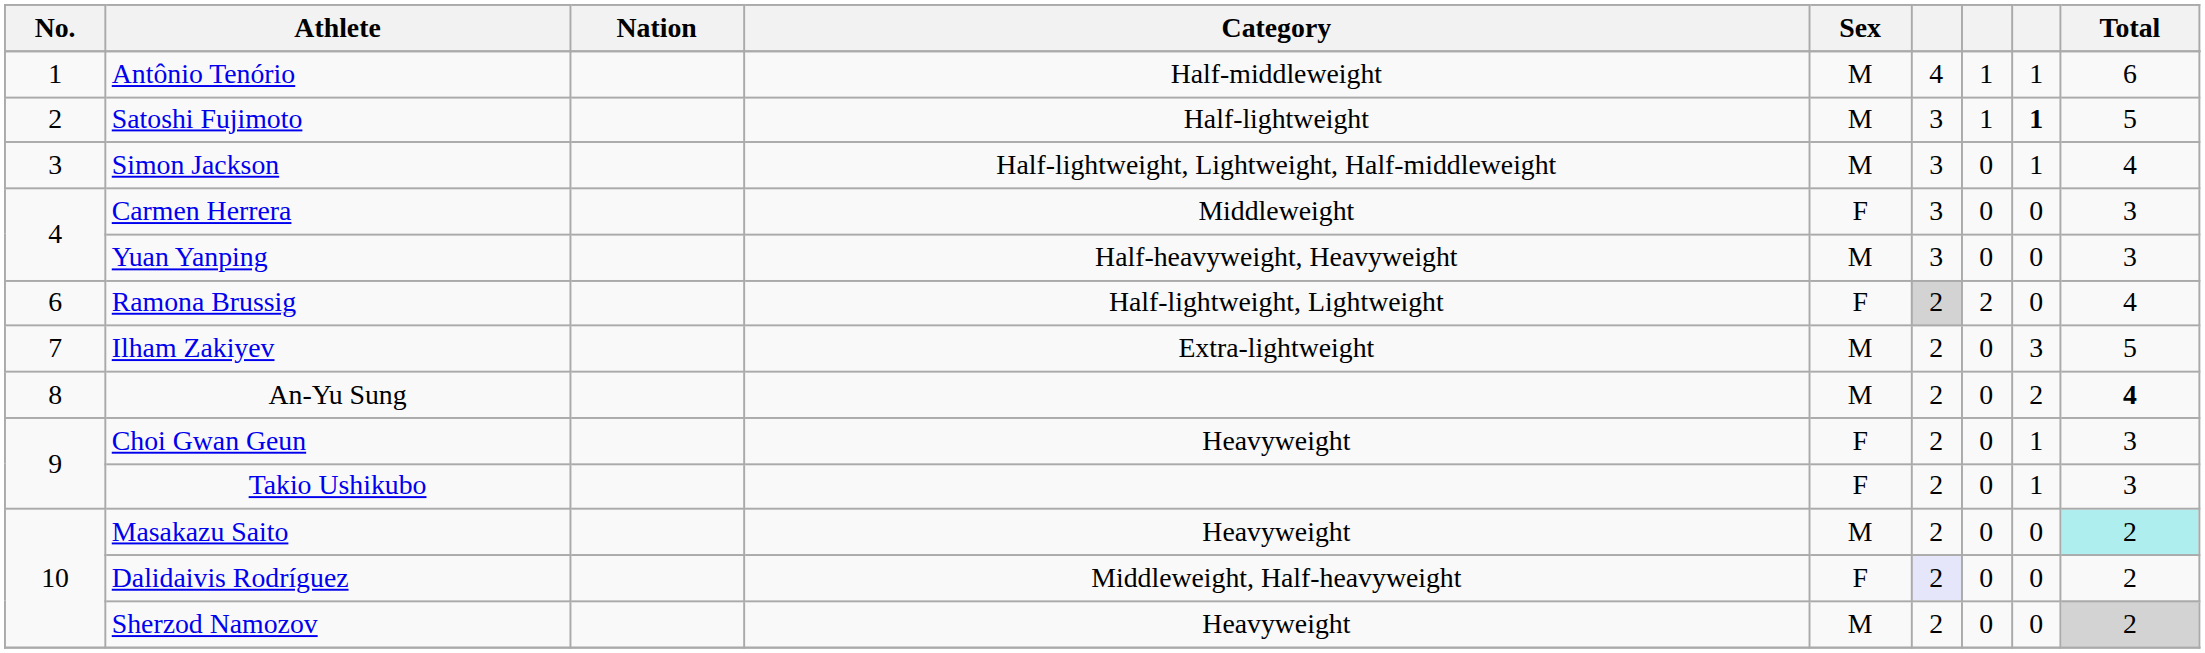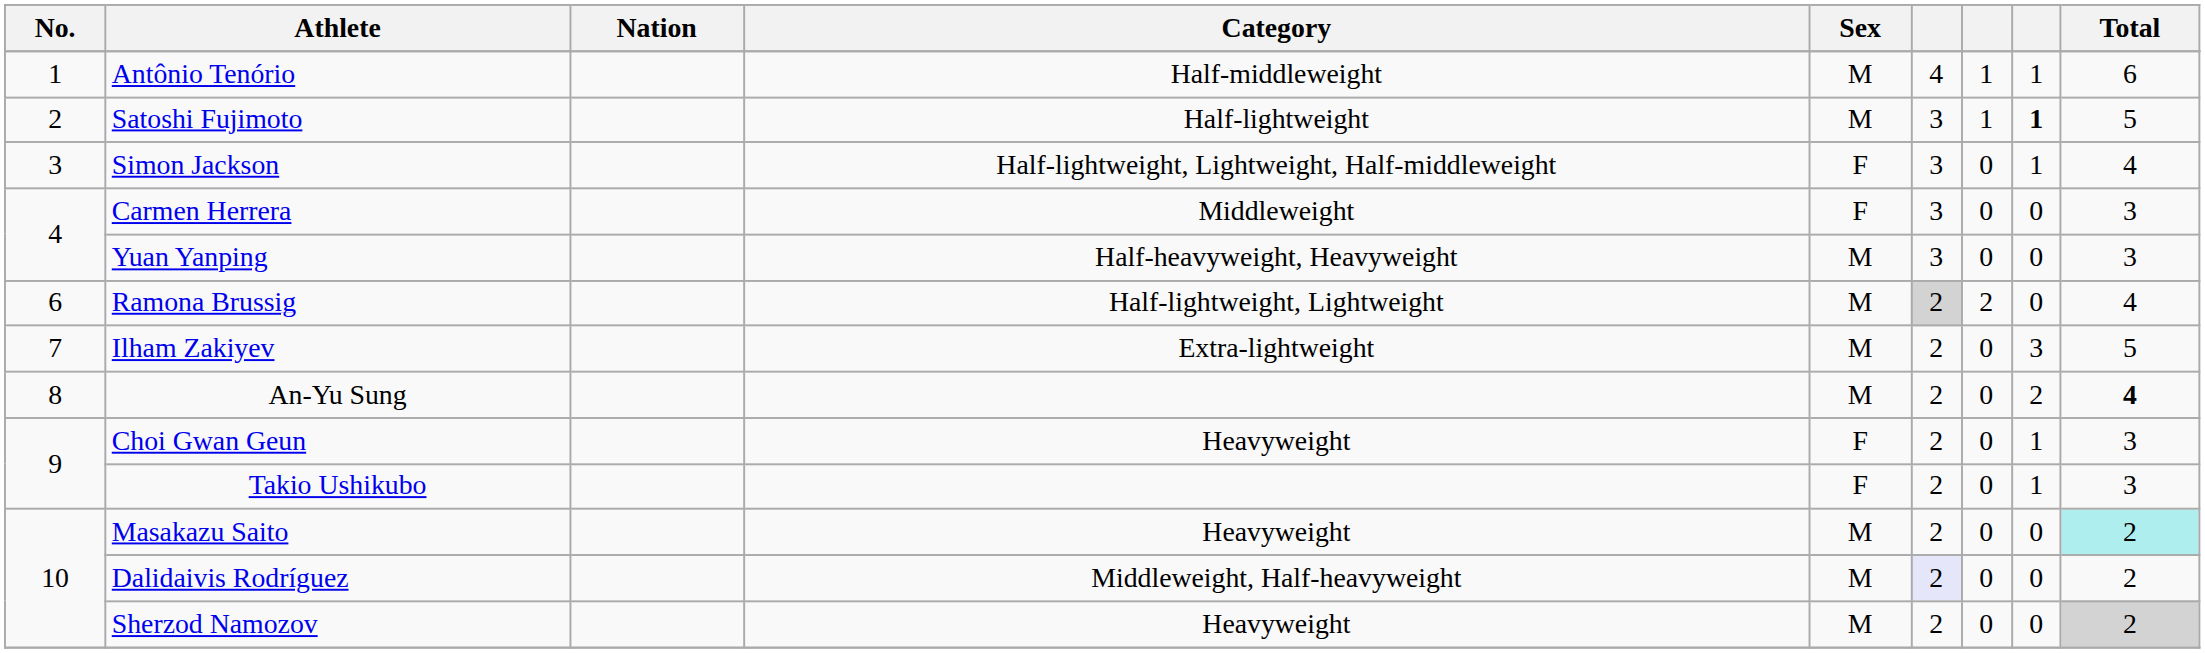(1860, 165) M -> (1860, 165) F
(1860, 302) F -> (1860, 302) M
(1860, 577) F -> (1860, 577) M
